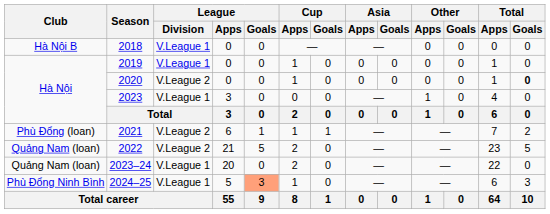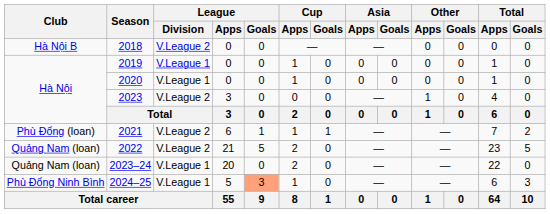(183, 47) V.League 1 -> (183, 47) V.League 2
(183, 81) V.League 2 -> (183, 81) V.League 1
(528, 81) bold -> (528, 81) normal
(183, 98) V.League 1 -> (183, 98) V.League 2
